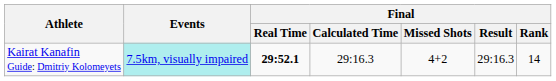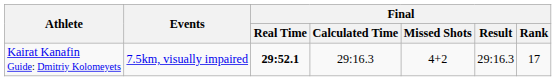(187, 59) paleturquoise background -> (187, 59) no background
(534, 59) 14 -> (534, 59) 17
